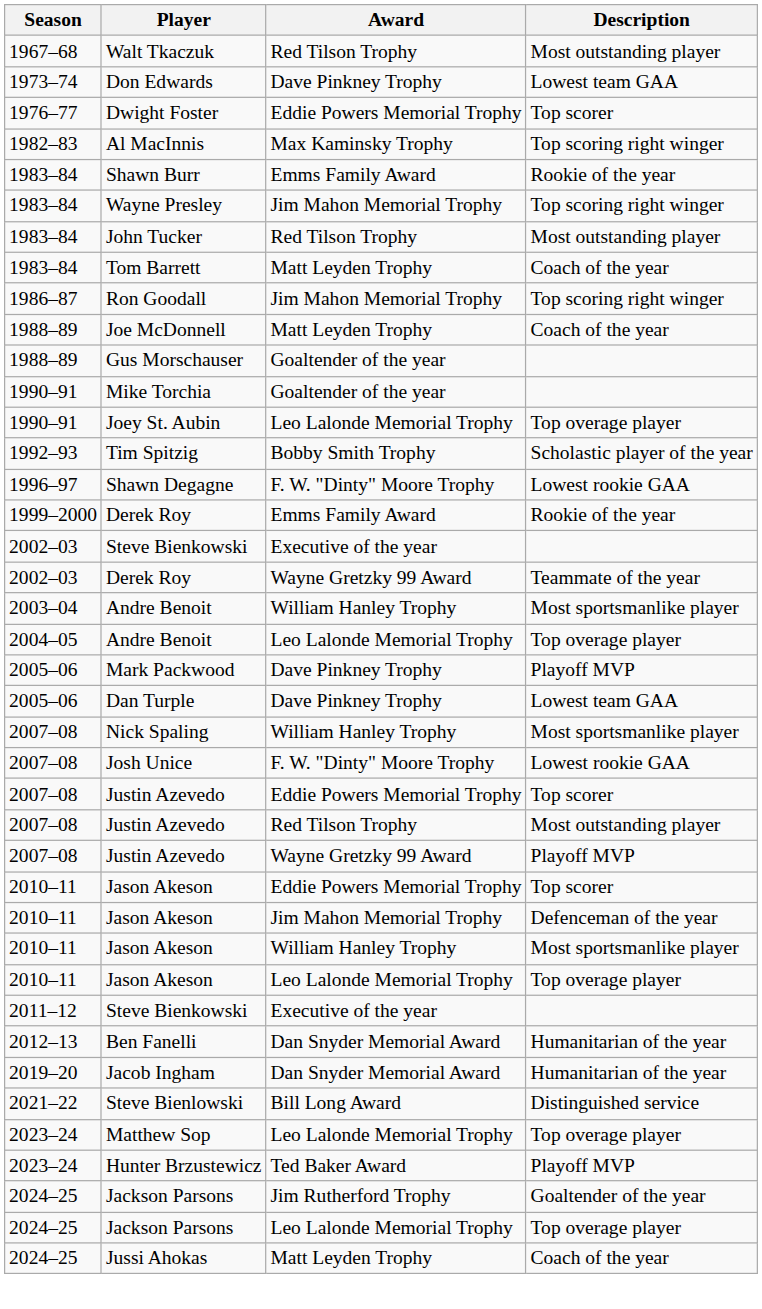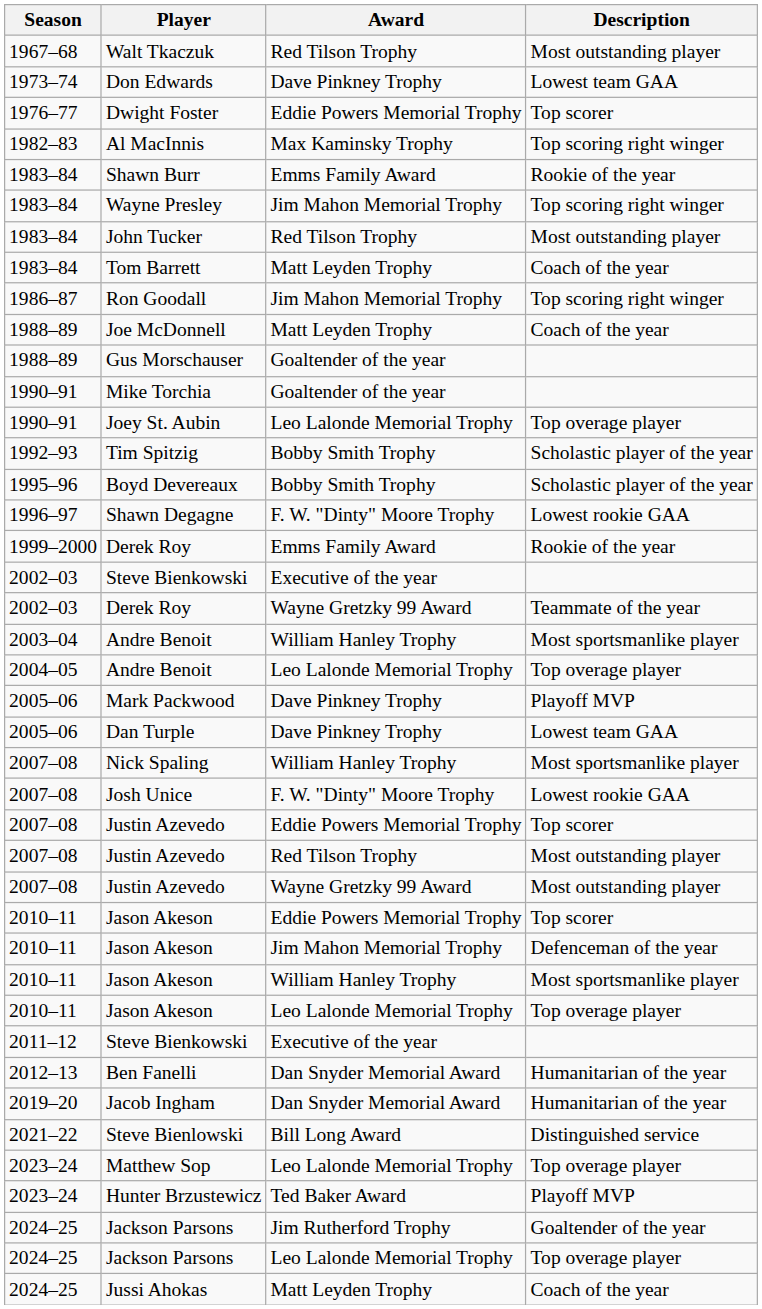+ row: (172, 484)
(583, 855) Playoff MVP -> (625, 886) Most outstanding player
